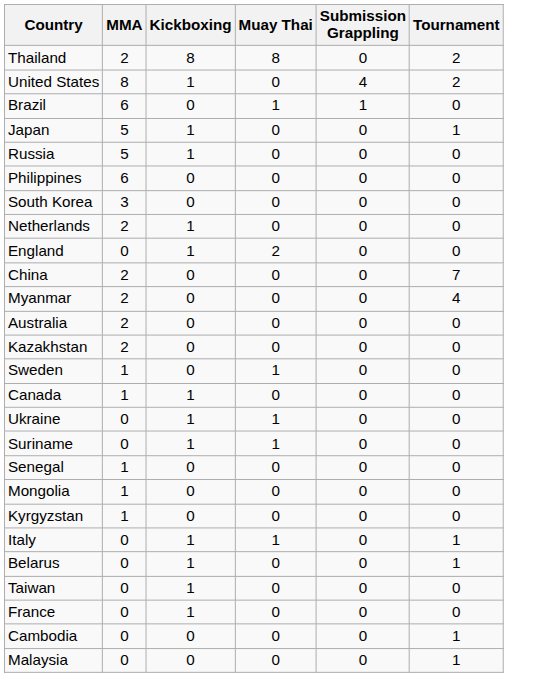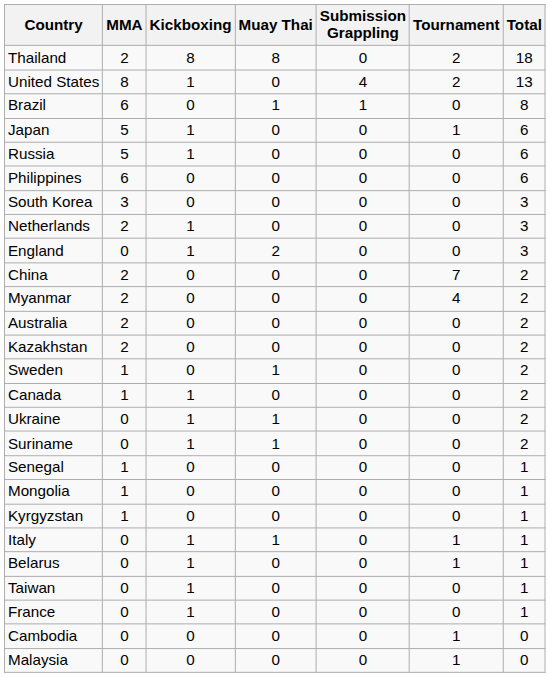+ column: (524, 25)
